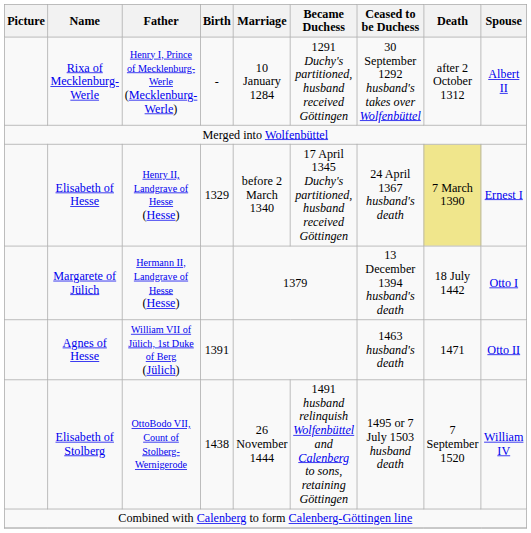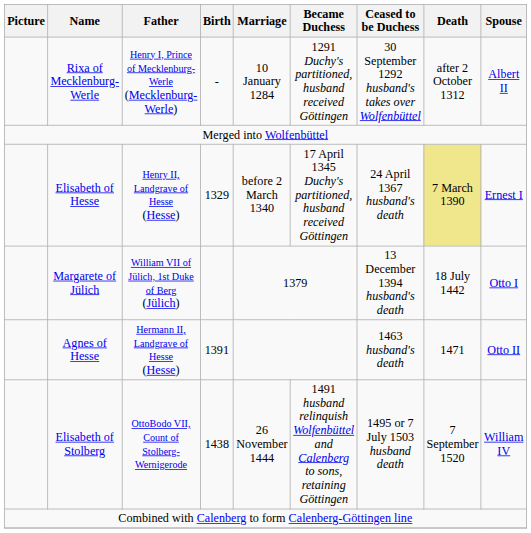(161, 283) Hermann II, Landgrave of Hesse (Hesse) -> (161, 283) William VII of Jülich, 1st Duke of Berg (Jülich)
(161, 350) William VII of Jülich, 1st Duke of Berg (Jülich) -> (161, 350) Hermann II, Landgrave of Hesse (Hesse)
